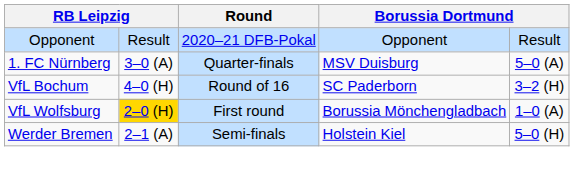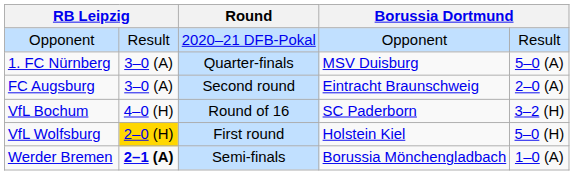+ row: (51, 87)
(414, 110) Borussia Mönchengladbach -> (364, 134) Holstein Kiel
(539, 110) 1–0 (A) -> (539, 134) 5–0 (H)
(149, 134) normal -> (149, 157) bold
(364, 134) Holstein Kiel -> (414, 157) Borussia Mönchengladbach
(539, 134) 5–0 (H) -> (539, 157) 1–0 (A)
